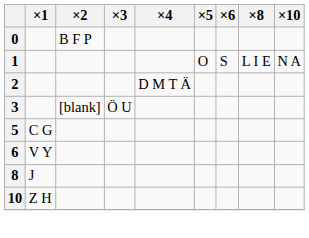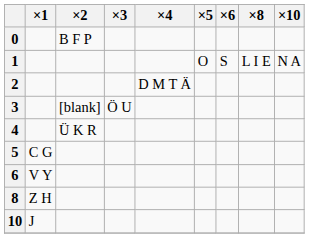+ row: (15, 130)
(32, 175) J -> (40, 198) Z H
(40, 198) Z H -> (32, 221) J
